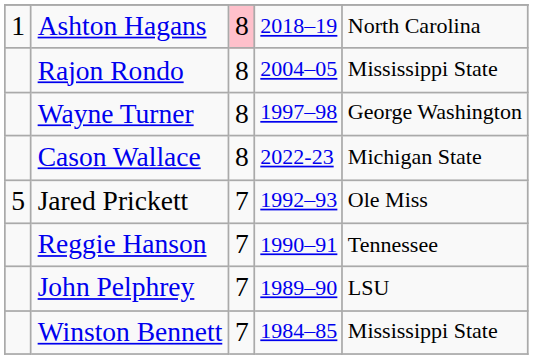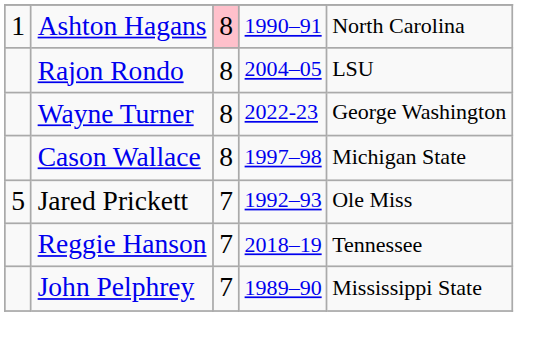(299, 26) 2018–19 -> (283, 26) 1990–91
(423, 69) Mississippi State -> (353, 69) LSU
(299, 113) 1997–98 -> (281, 113) 2022-23
(297, 157) 2022-23 -> (283, 157) 1997–98
(299, 244) 1990–91 -> (283, 244) 2018–19
(369, 288) LSU -> (407, 288) Mississippi State
- row: (130, 331)
